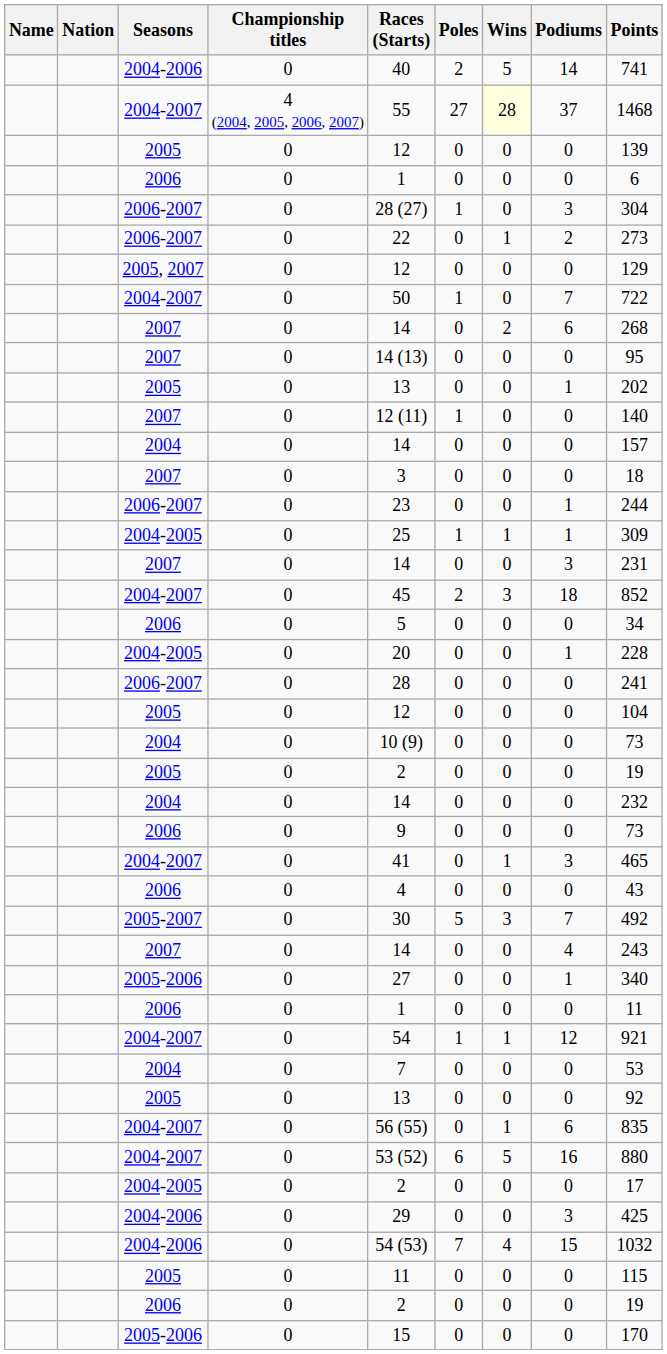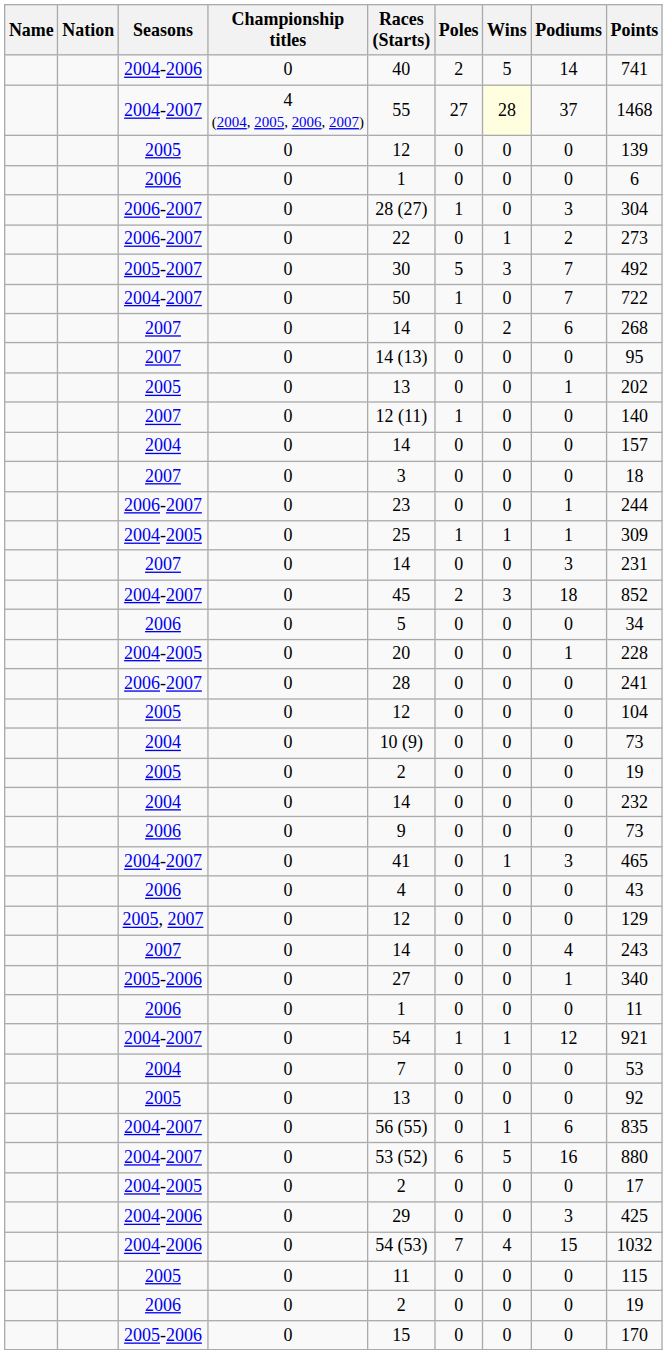rows swapped: (163, 268) <-> (163, 920)
